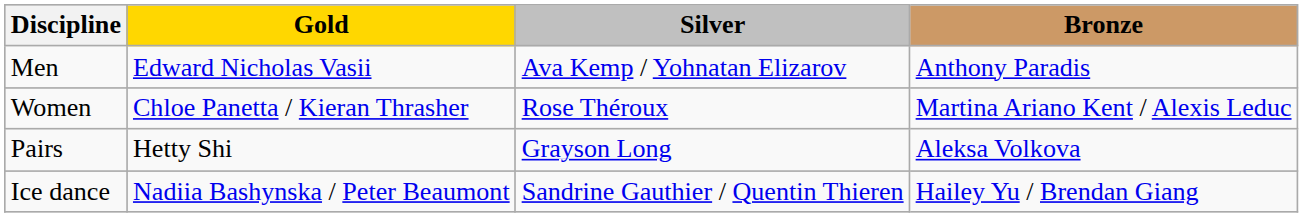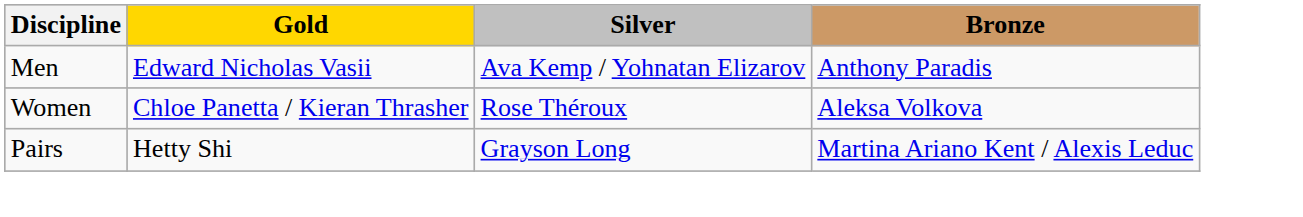(1104, 107) Martina Ariano Kent / Alexis Leduc -> (900, 107) Aleksa Volkova
(998, 149) Aleksa Volkova -> (1005, 149) Martina Ariano Kent / Alexis Leduc
- row: (60, 190)
